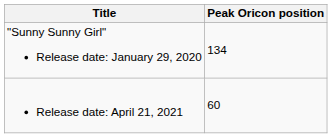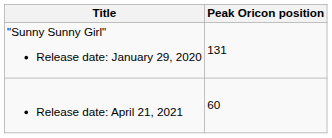(217, 50) 134 -> (217, 50) 131
